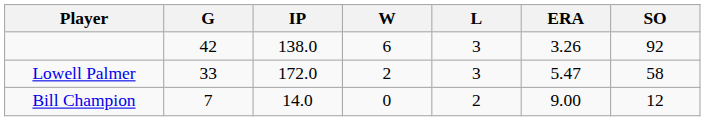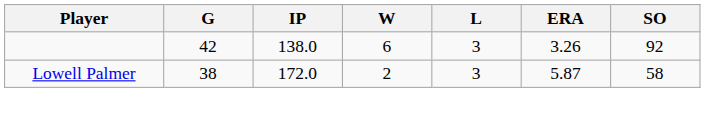(208, 73) 33 -> (208, 73) 38
(566, 73) 5.47 -> (565, 73) 5.87
- row: (84, 101)
